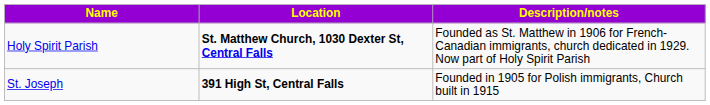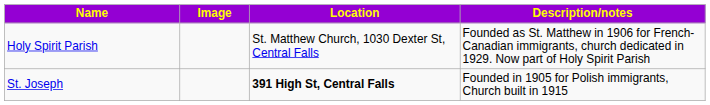+ column: (215, 13)
(303, 45) bold -> (349, 45) normal
